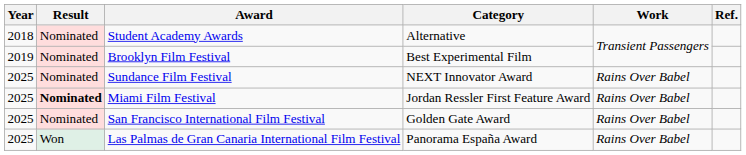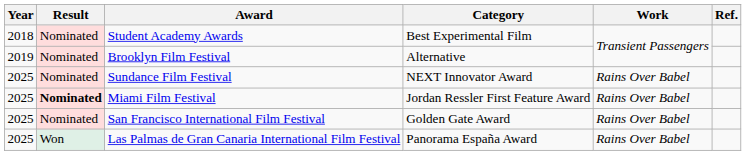(436, 35) Alternative -> (469, 35) Best Experimental Film
(469, 56) Best Experimental Film -> (436, 56) Alternative
